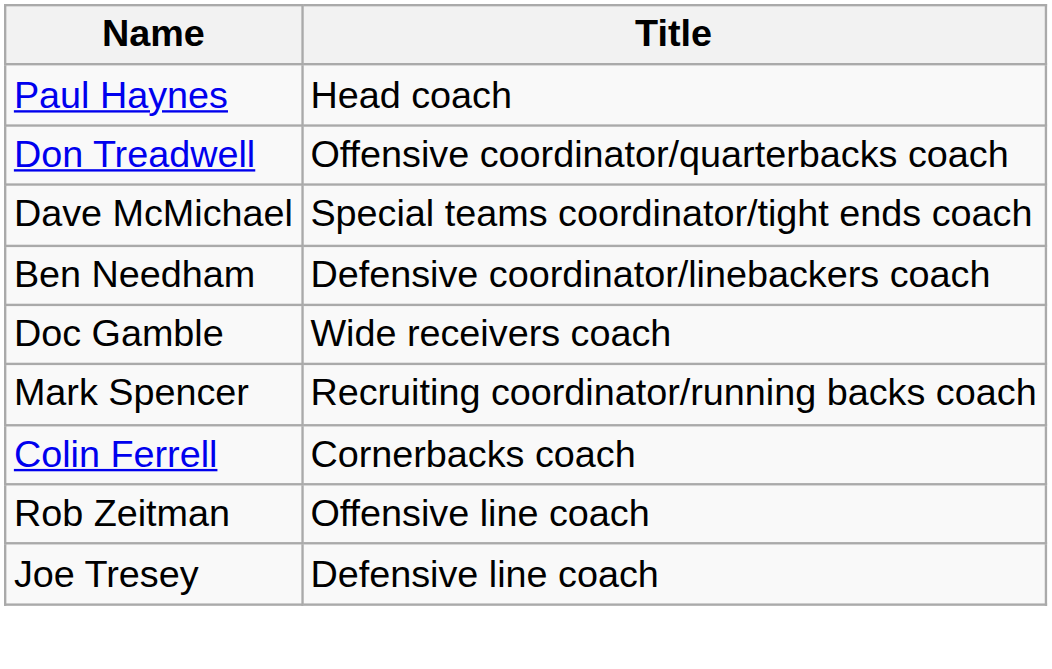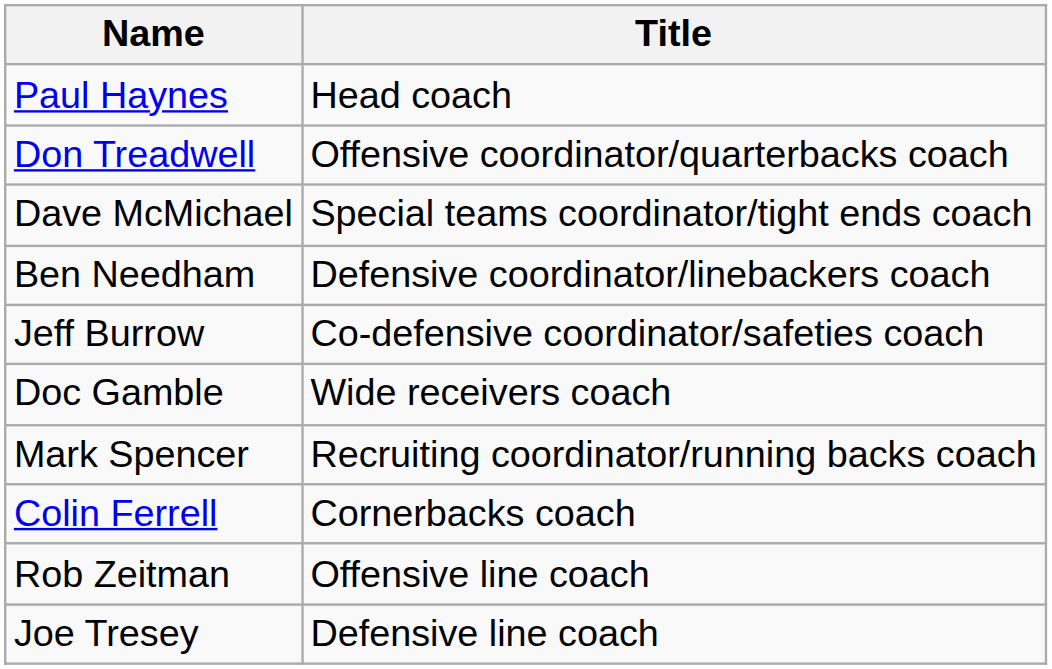+ row: (109, 333)
